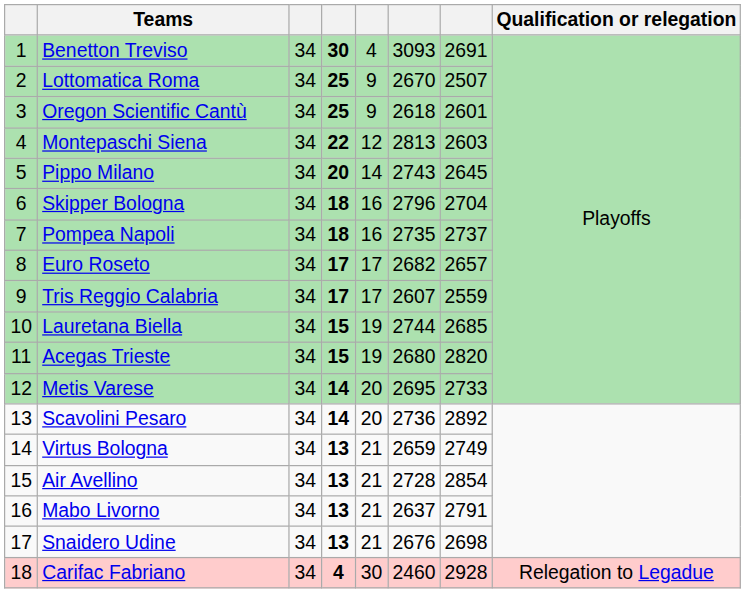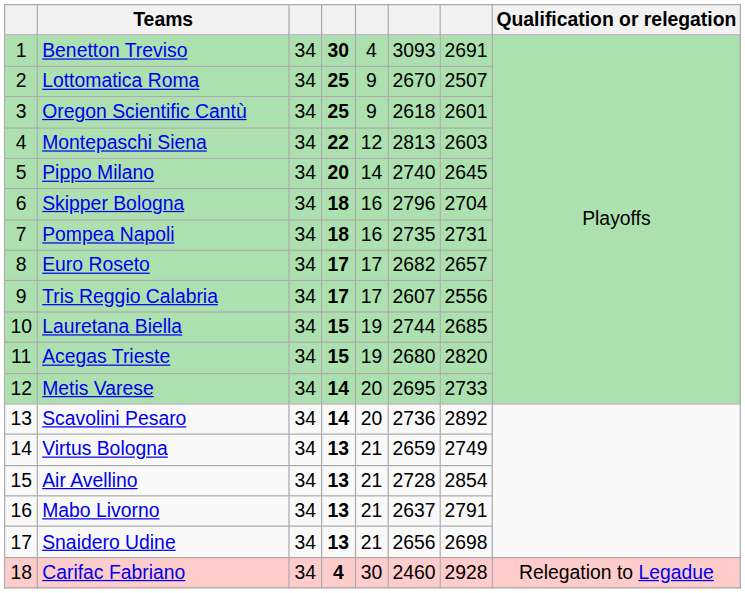(414, 173) 2743 -> (414, 173) 2740
(466, 234) 2737 -> (466, 234) 2731
(466, 296) 2559 -> (466, 296) 2556
(414, 541) 2676 -> (414, 541) 2656
